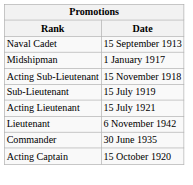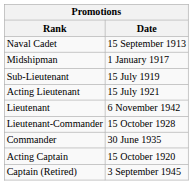- row: (53, 76)
+ row: (55, 124)
+ row: (42, 172)
